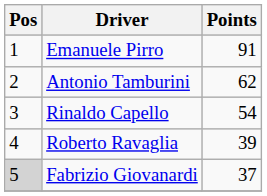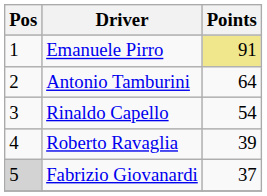(247, 50) no background -> (247, 50) khaki background
(247, 81) 62 -> (247, 81) 64
